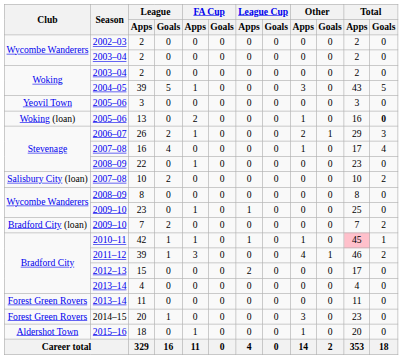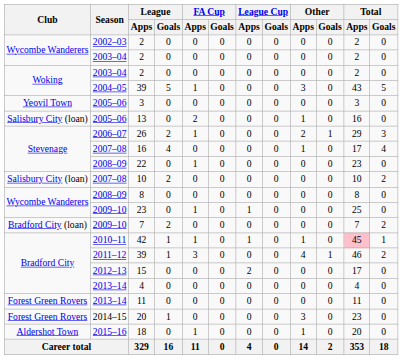(47, 118) Woking (loan) -> (47, 118) Salisbury City (loan)
(384, 118) bold -> (384, 118) normal
